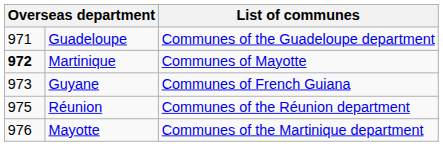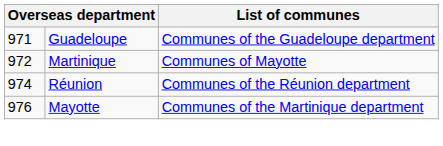(20, 61) bold -> (20, 61) normal
- row: (74, 84)
(20, 107) 975 -> (20, 84) 974
